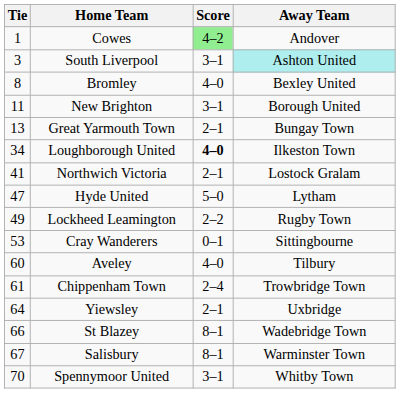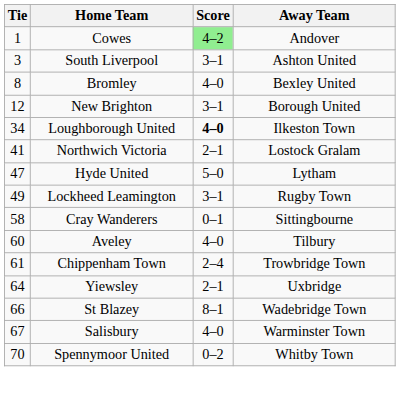(314, 60) paleturquoise background -> (314, 60) no background
(17, 106) 11 -> (17, 106) 12
- row: (112, 128)
(213, 219) 2–2 -> (213, 196) 3–1
(17, 241) 53 -> (17, 219) 58
(213, 354) 8–1 -> (213, 331) 4–0
(213, 377) 3–1 -> (213, 354) 0–2
